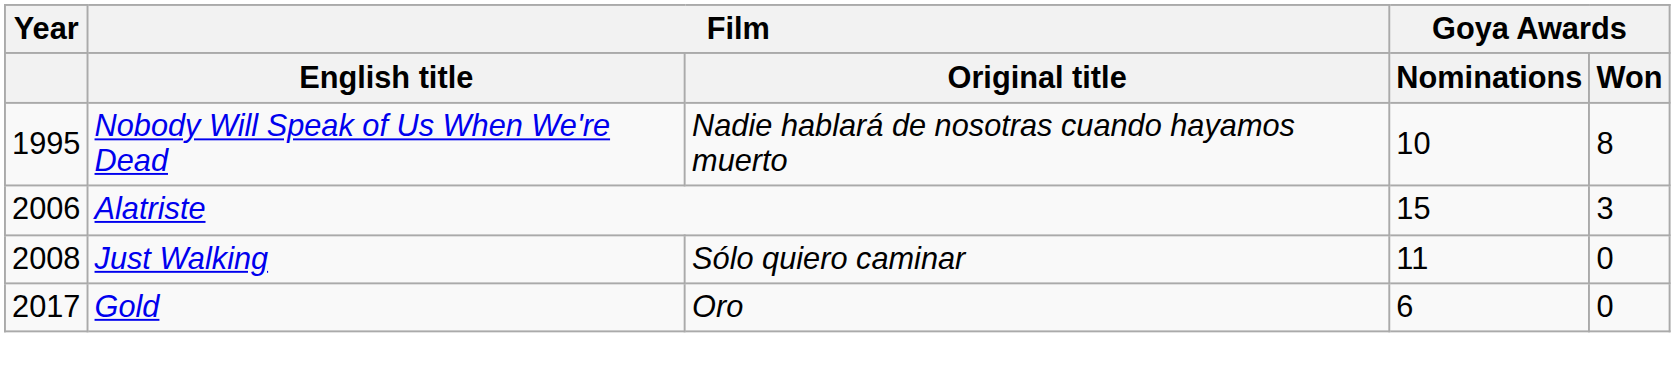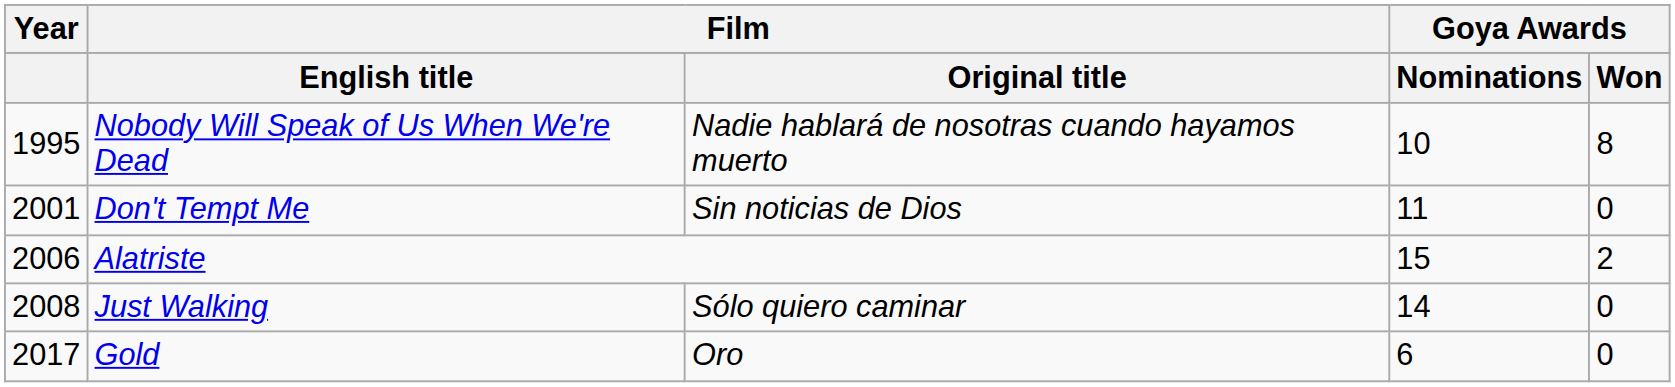+ row: (202, 209)
(1605, 209) 3 -> (1605, 258) 2
(1412, 258) 11 -> (1413, 307) 14
